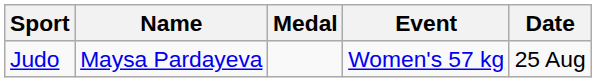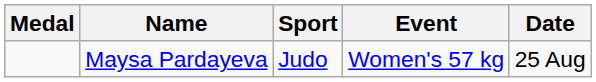columns swapped: (305, 23) <-> (40, 23)
